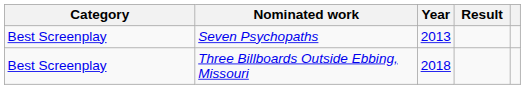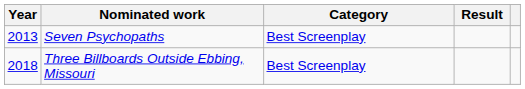columns swapped: (436, 15) <-> (100, 15)
